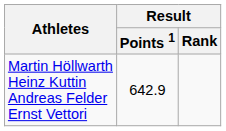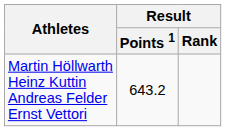(147, 90) 642.9 -> (147, 90) 643.2
